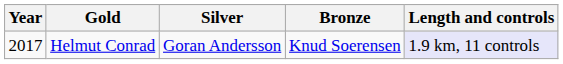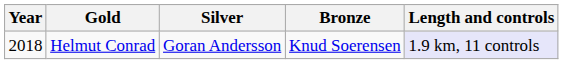(25, 44) 2017 -> (25, 44) 2018
